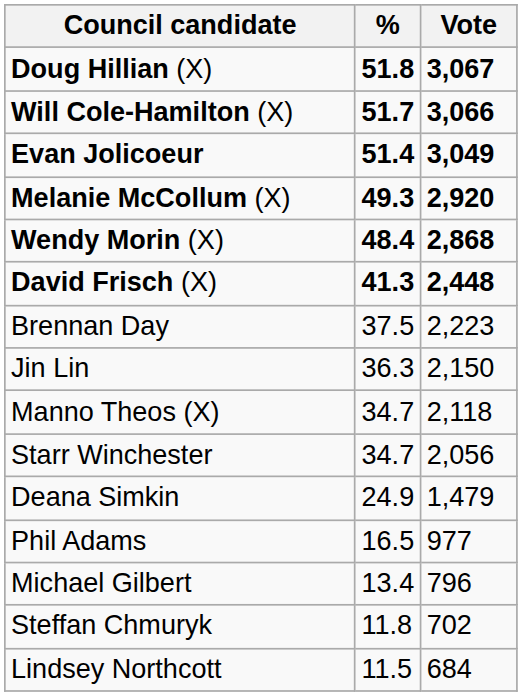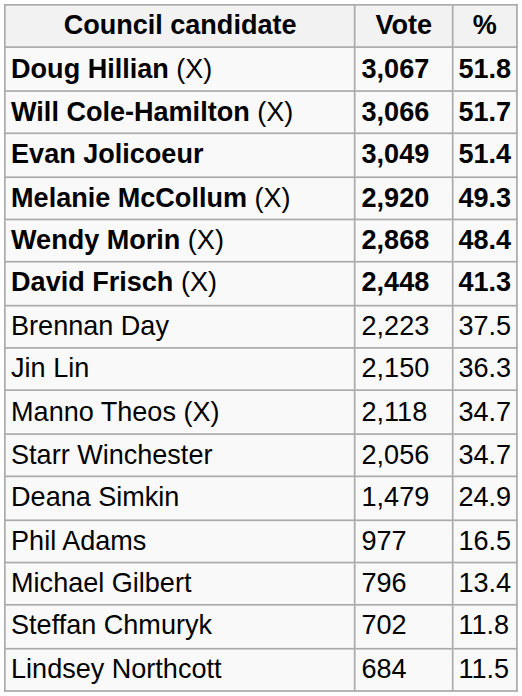columns swapped: (469, 25) <-> (388, 25)
